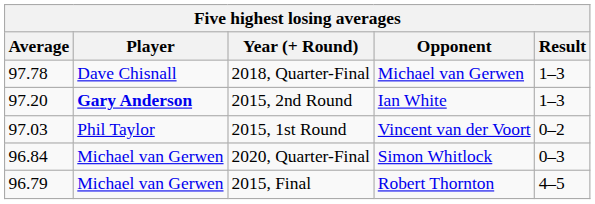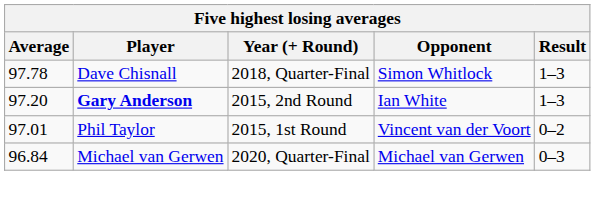(451, 73) Michael van Gerwen -> (435, 73) Simon Whitlock
(28, 128) 97.03 -> (28, 128) 97.01
(435, 156) Simon Whitlock -> (451, 156) Michael van Gerwen
- row: (271, 184)
